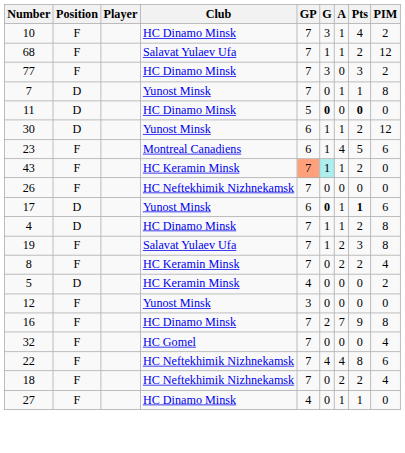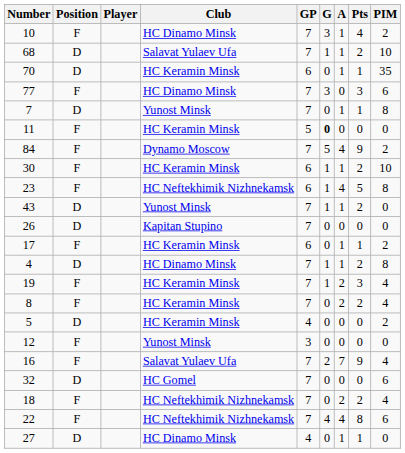(77, 52) F -> (77, 52) D
(385, 52) 12 -> (385, 52) 10
+ row: (29, 71)
(385, 71) 2 -> (385, 91) 6
(77, 110) D -> (77, 129) F
(190, 110) HC Dinamo Minsk -> (191, 129) HC Keramin Minsk
(360, 110) bold -> (360, 129) normal
+ row: (29, 149)
(77, 129) D -> (77, 168) F
(177, 129) Yunost Minsk -> (191, 168) HC Keramin Minsk
(385, 129) 12 -> (385, 168) 10
(192, 149) Montreal Canadiens -> (219, 187) HC Neftekhimik Nizhnekamsk
(385, 149) 6 -> (385, 187) 8
(77, 168) F -> (77, 206) D
(191, 168) HC Keramin Minsk -> (177, 206) Yunost Minsk
(308, 168) lightsalmon background -> (308, 206) no background
(327, 168) paleturquoise background -> (327, 206) no background
(77, 187) F -> (77, 226) D
(219, 187) HC Neftekhimik Nizhnekamsk -> (183, 226) Kapitan Stupino
(77, 206) D -> (77, 245) F
(177, 206) Yunost Minsk -> (191, 245) HC Keramin Minsk
(327, 206) bold -> (327, 245) normal
(360, 206) bold -> (360, 245) normal
(385, 206) 6 -> (385, 245) 2
(190, 245) Salavat Yulaev Ufa -> (191, 284) HC Keramin Minsk
(385, 245) 8 -> (385, 284) 4
(190, 322) HC Dinamo Minsk -> (190, 361) Salavat Yulaev Ufa
(385, 322) 8 -> (385, 361) 4
(77, 341) F -> (77, 380) D
(385, 341) 4 -> (385, 380) 6
rows swapped: (29, 380) <-> (29, 361)
(77, 399) F -> (77, 438) D
